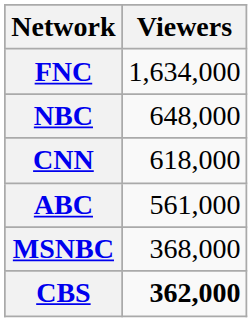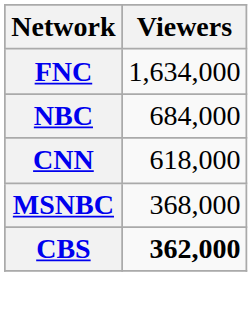(195, 115) 648,000 -> (195, 115) 684,000
- row: (63, 204)
